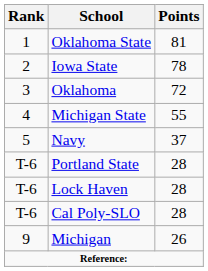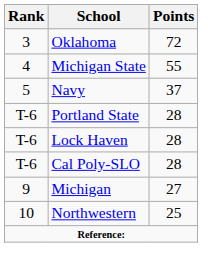- row: (101, 41)
- row: (84, 66)
(179, 238) 26 -> (174, 189) 27
+ row: (94, 213)
